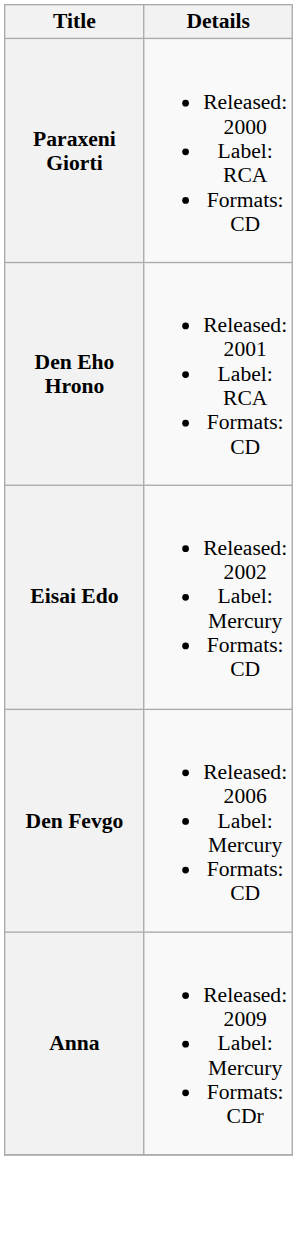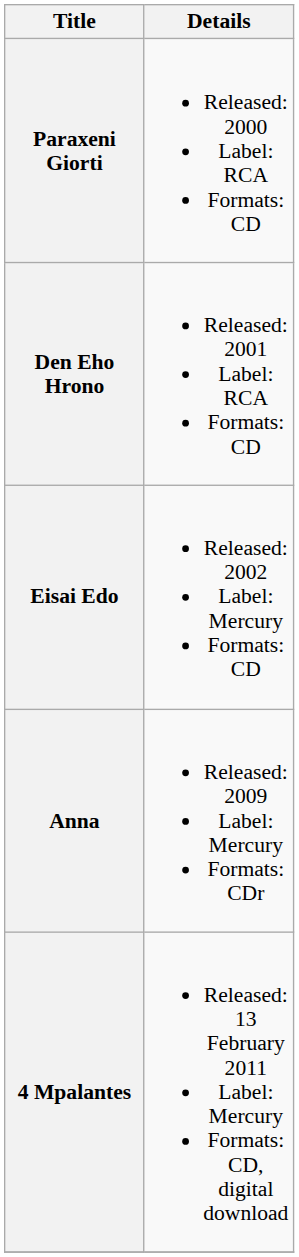- row: (74, 820)
+ row: (74, 1092)
